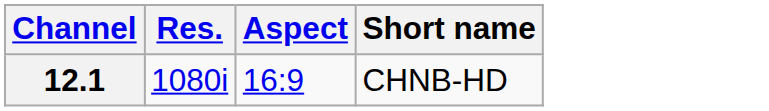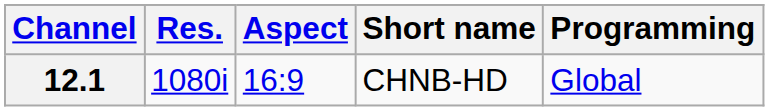+ column: (653, 29)
